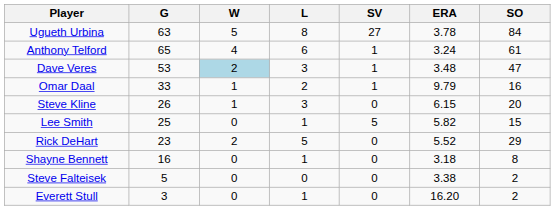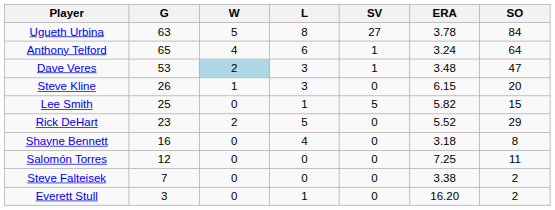(515, 50) 61 -> (515, 50) 64
- row: (67, 86)
(304, 159) 1 -> (304, 141) 4
+ row: (67, 159)
(164, 178) 5 -> (164, 178) 7
